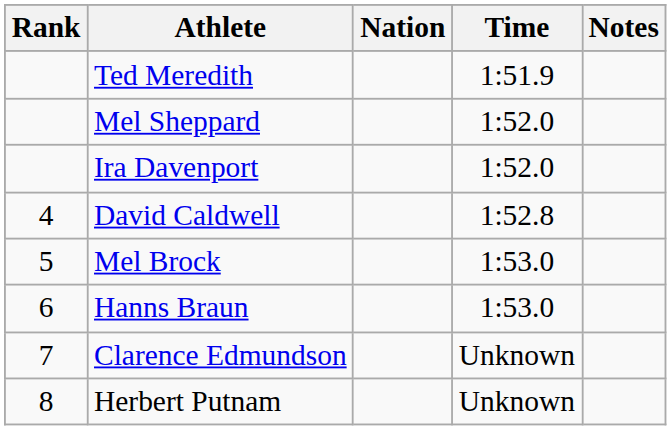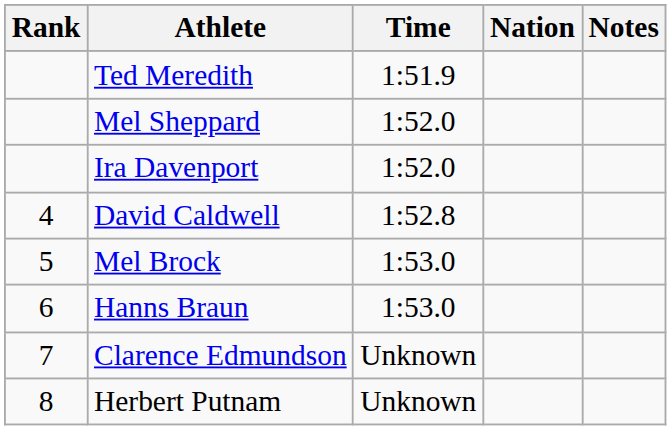columns swapped: (403, 27) <-> (517, 27)
